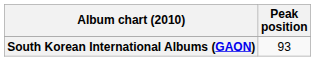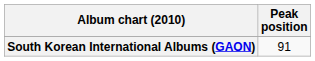(284, 46) 93 -> (284, 46) 91
